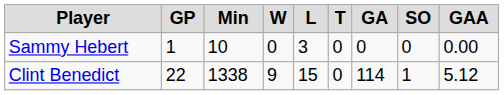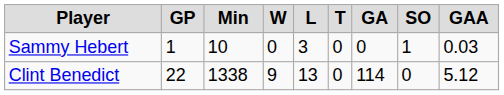(406, 47) 0 -> (406, 47) 1
(461, 47) 0.00 -> (461, 47) 0.03
(308, 75) 15 -> (308, 75) 13
(406, 75) 1 -> (406, 75) 0
